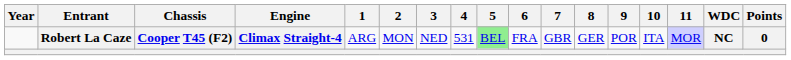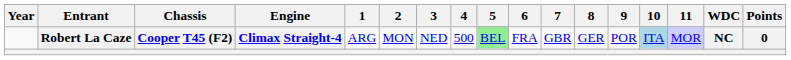(464, 38) 531 -> (464, 38) 500
(654, 38) no background -> (654, 38) lightblue background
